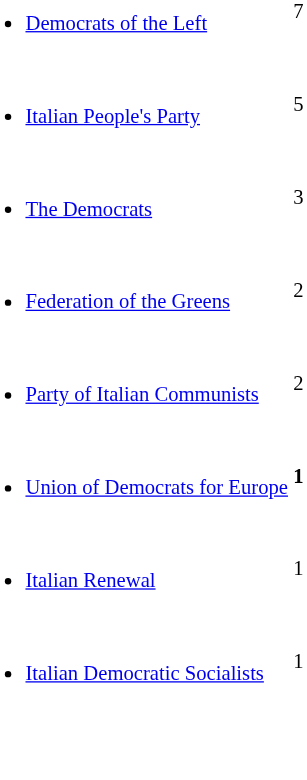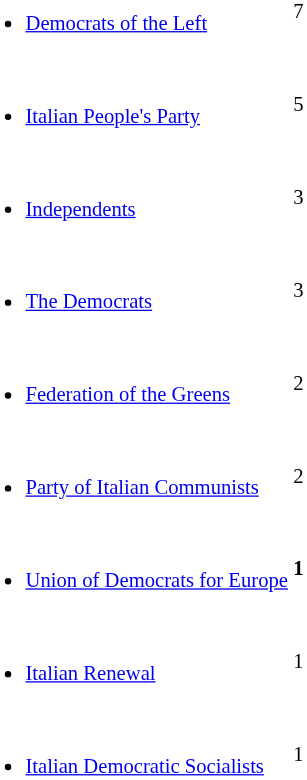+ row: (131, 209)
